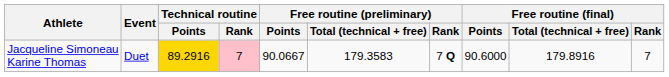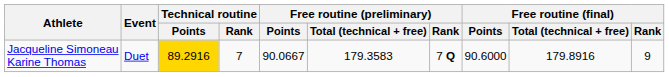(239, 56) pink background -> (239, 56) no background
(648, 56) 7 -> (648, 56) 9
